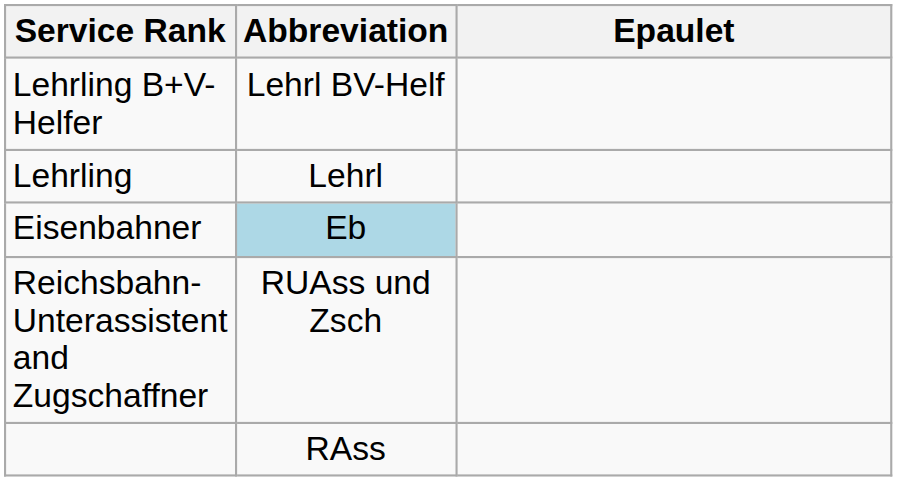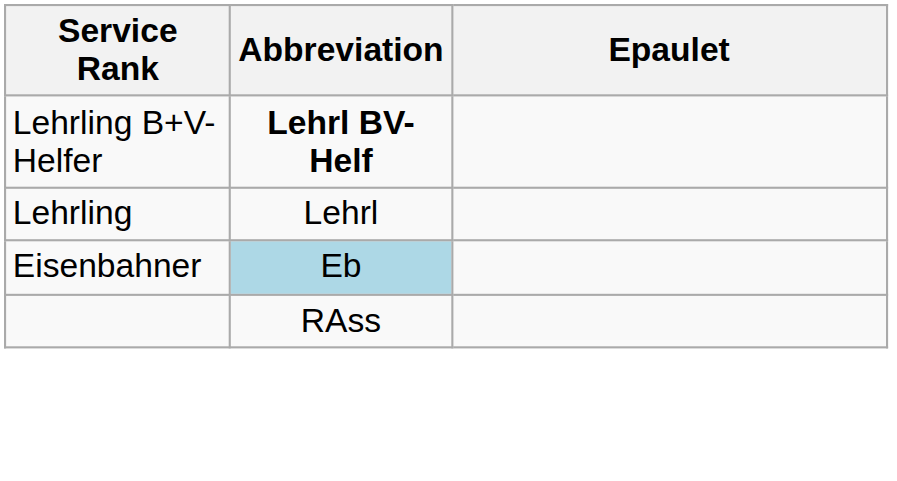(346, 84) normal -> (341, 141) bold
- row: (120, 338)
